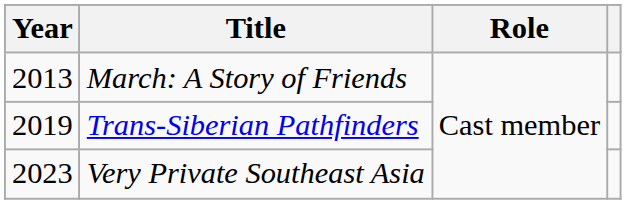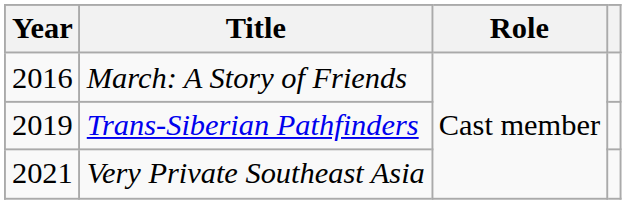(42, 76) 2013 -> (42, 76) 2016
(42, 173) 2023 -> (42, 173) 2021
